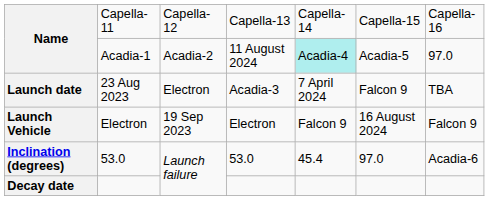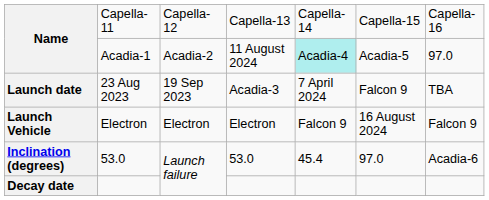(186, 90) Electron -> (183, 90) 19 Sep 2023
(183, 124) 19 Sep 2023 -> (186, 124) Electron
